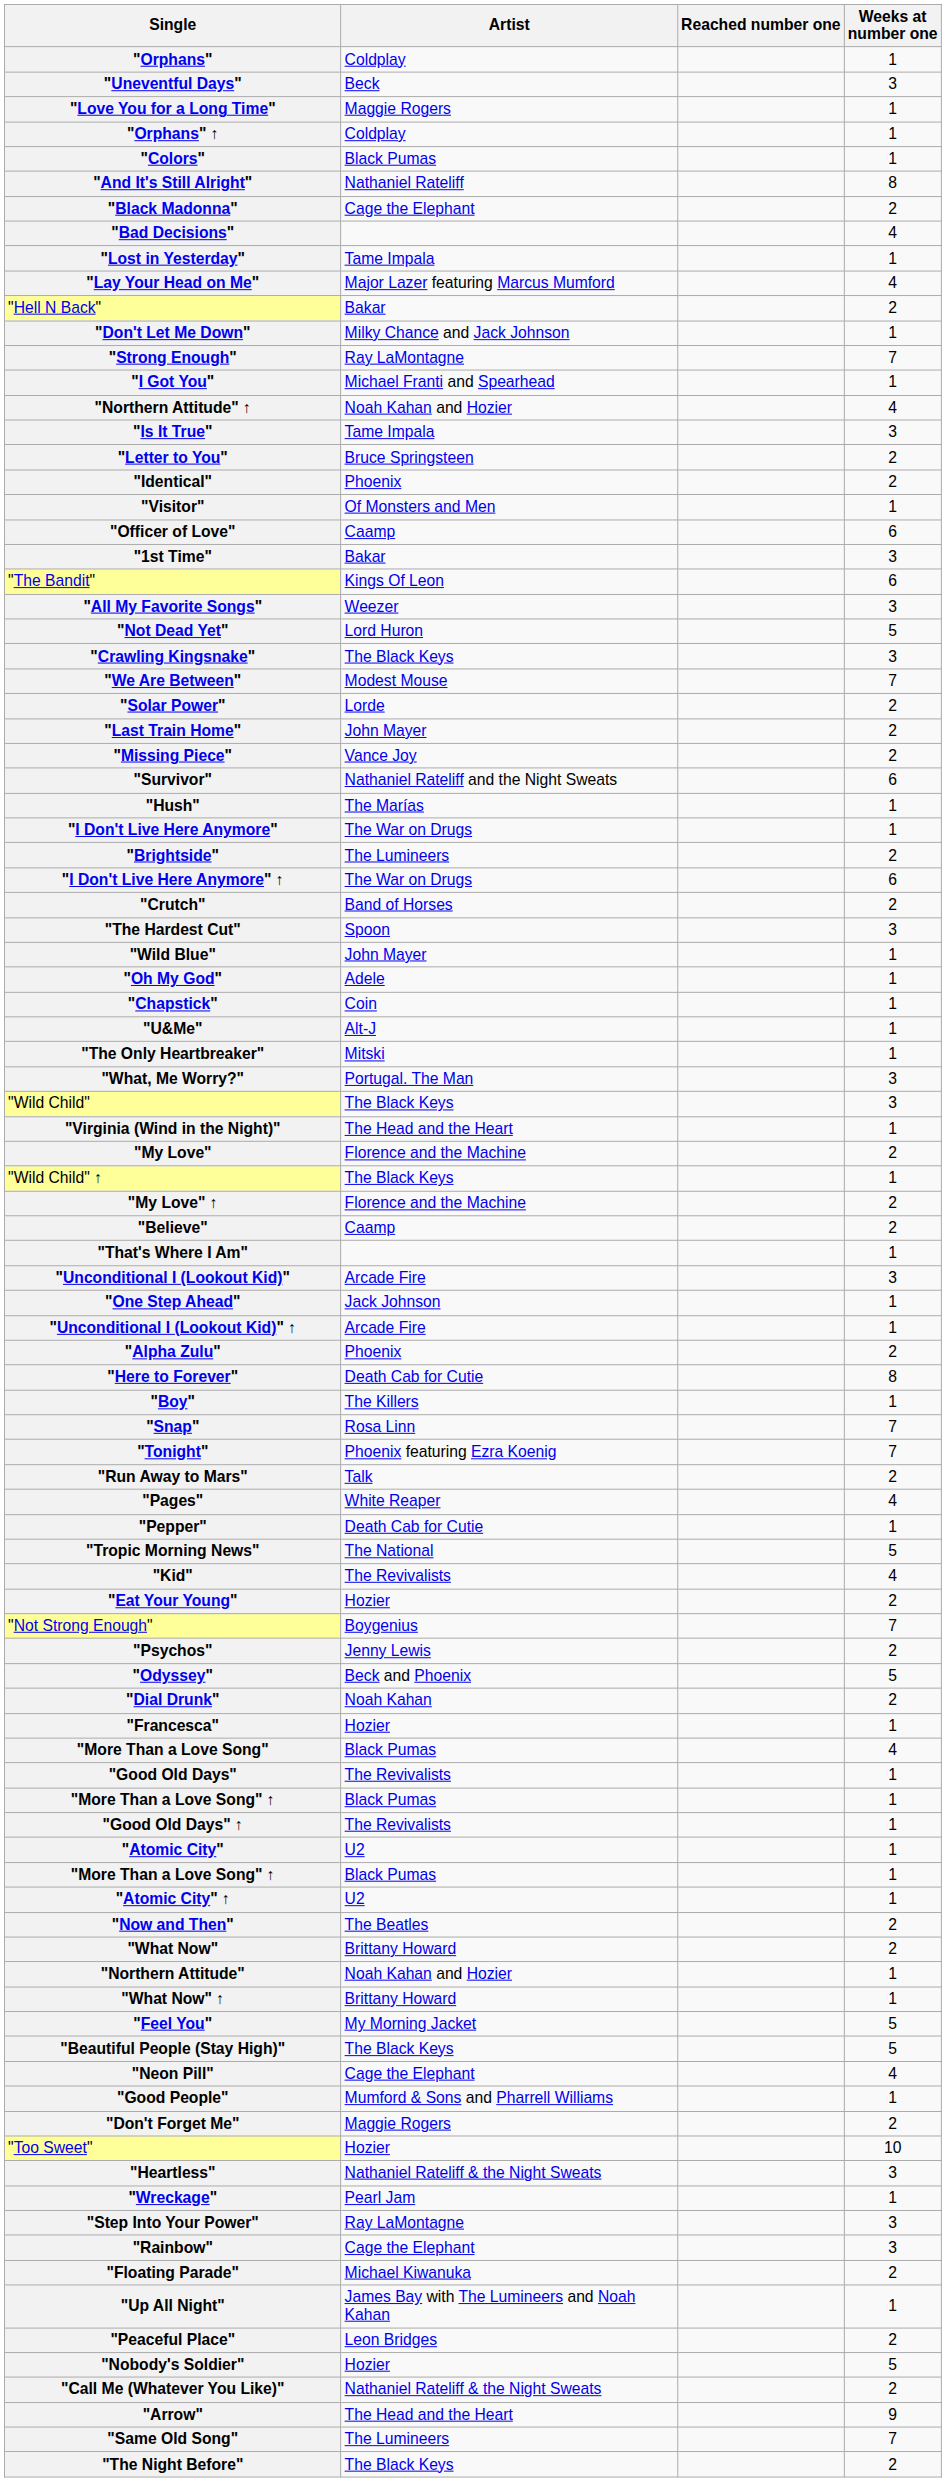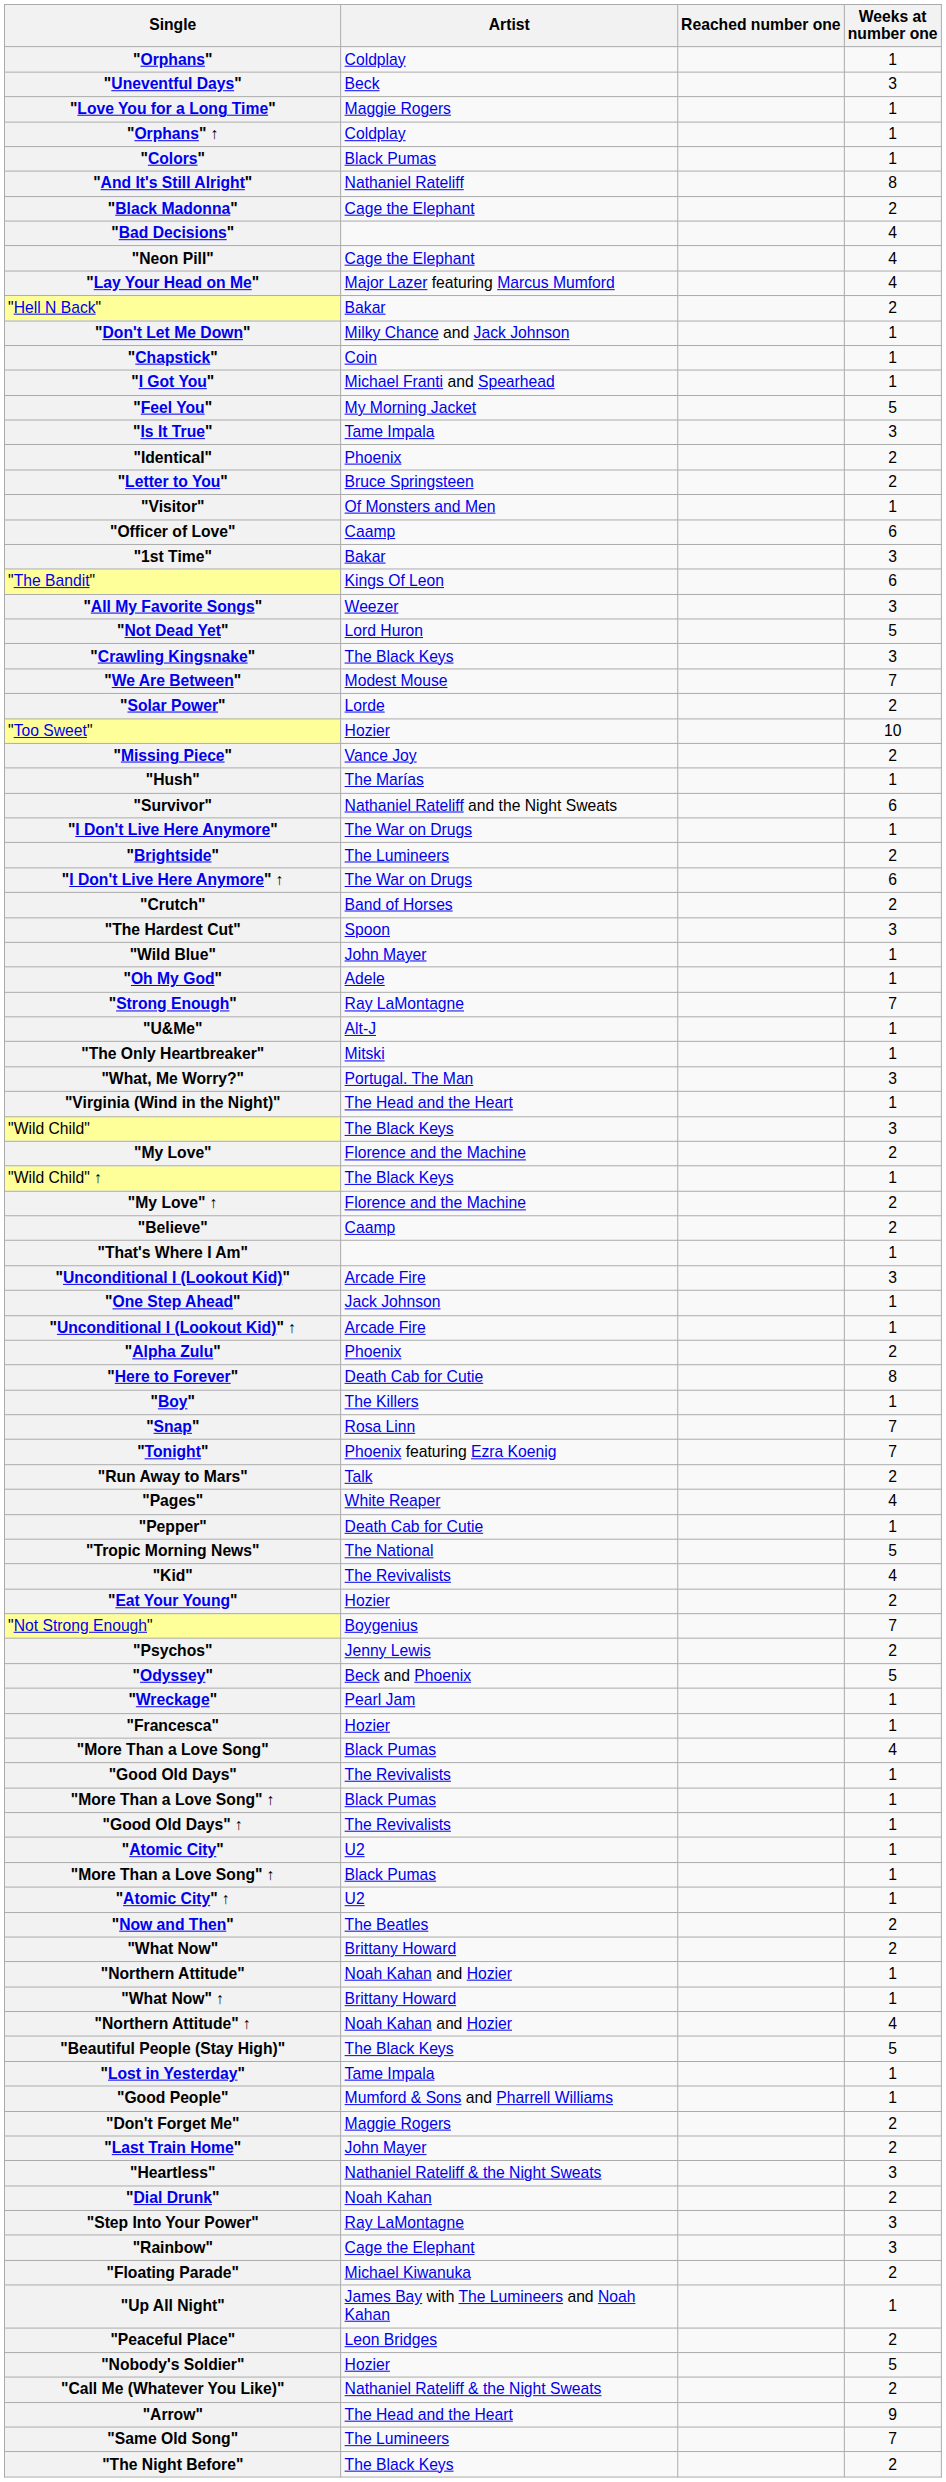rows swapped: (173, 258) <-> (173, 2073)
rows swapped: (173, 357) <-> (173, 1004)
rows swapped: (173, 2023) <-> (173, 407)
rows swapped: (173, 457) <-> (173, 482)
rows swapped: (173, 730) <-> (50, 2148)
rows swapped: (173, 805) <-> (173, 780)
rows swapped: (173, 1128) <-> (49, 1103)
rows swapped: (173, 1700) <-> (173, 2198)
